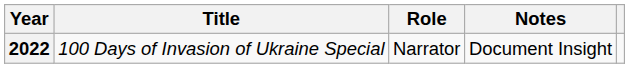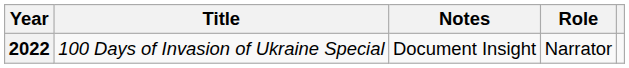columns swapped: (427, 19) <-> (541, 19)
